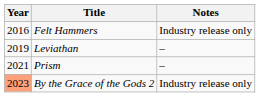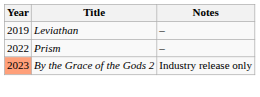- row: (66, 30)
(18, 65) 2021 -> (18, 48) 2022
